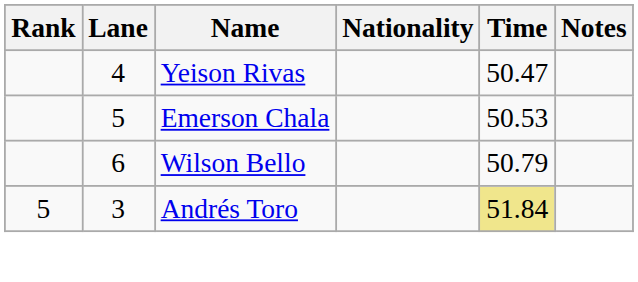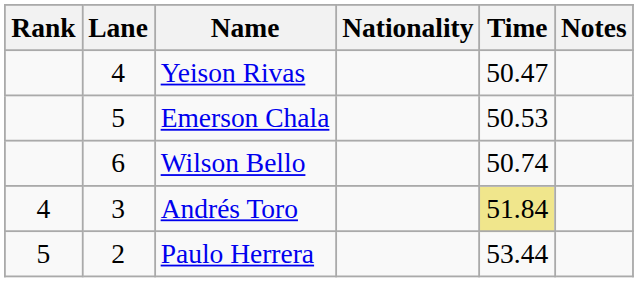(517, 163) 50.79 -> (517, 163) 50.74
(43, 208) 5 -> (43, 208) 4
+ row: (237, 254)
